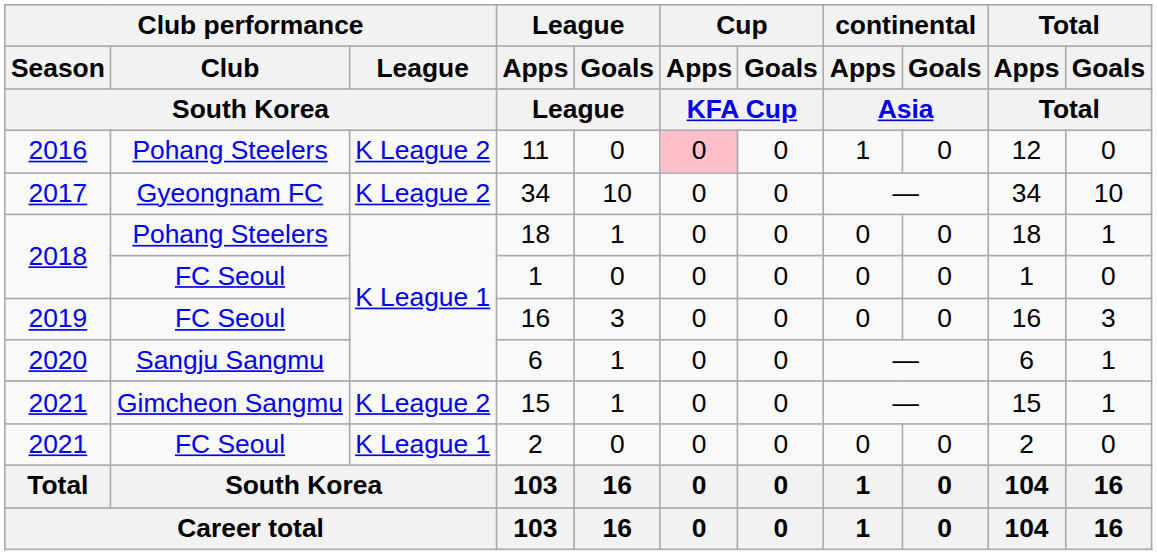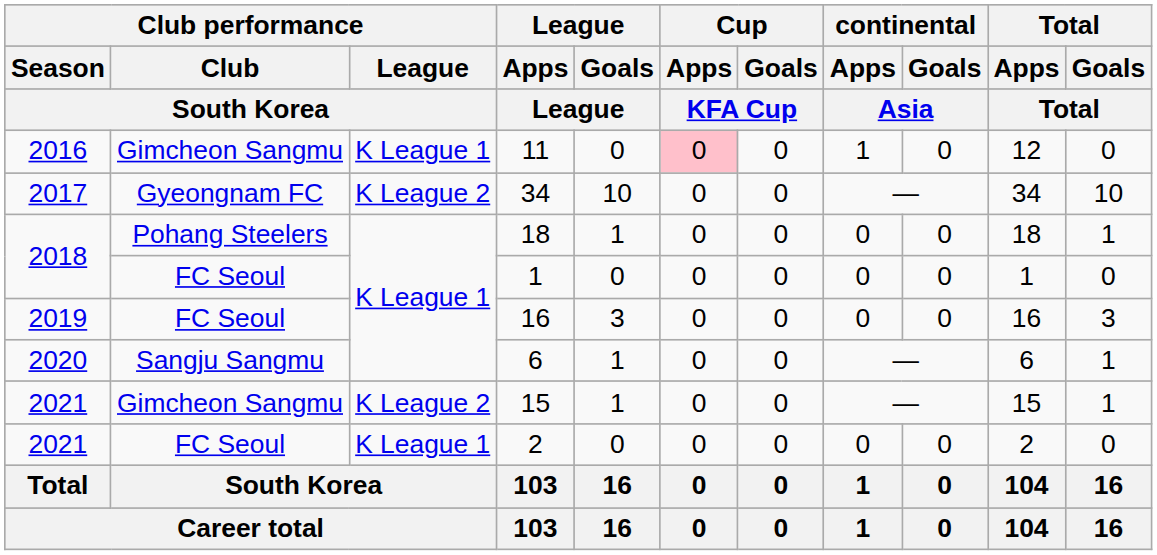(230, 151) Pohang Steelers -> (230, 151) Gimcheon Sangmu
(423, 151) K League 2 -> (423, 151) K League 1
